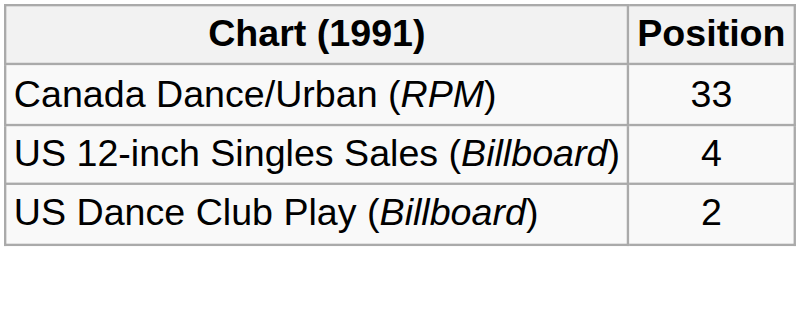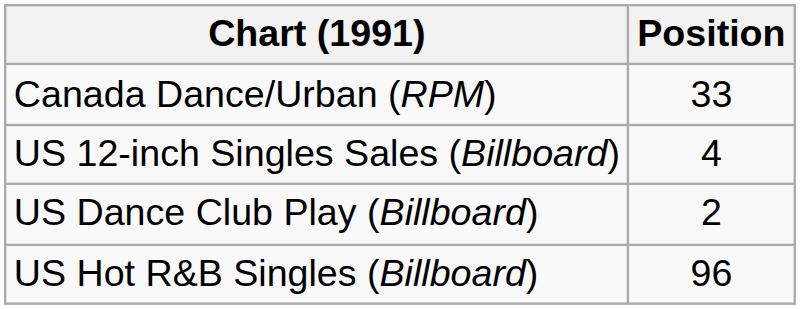+ row: (276, 272)
